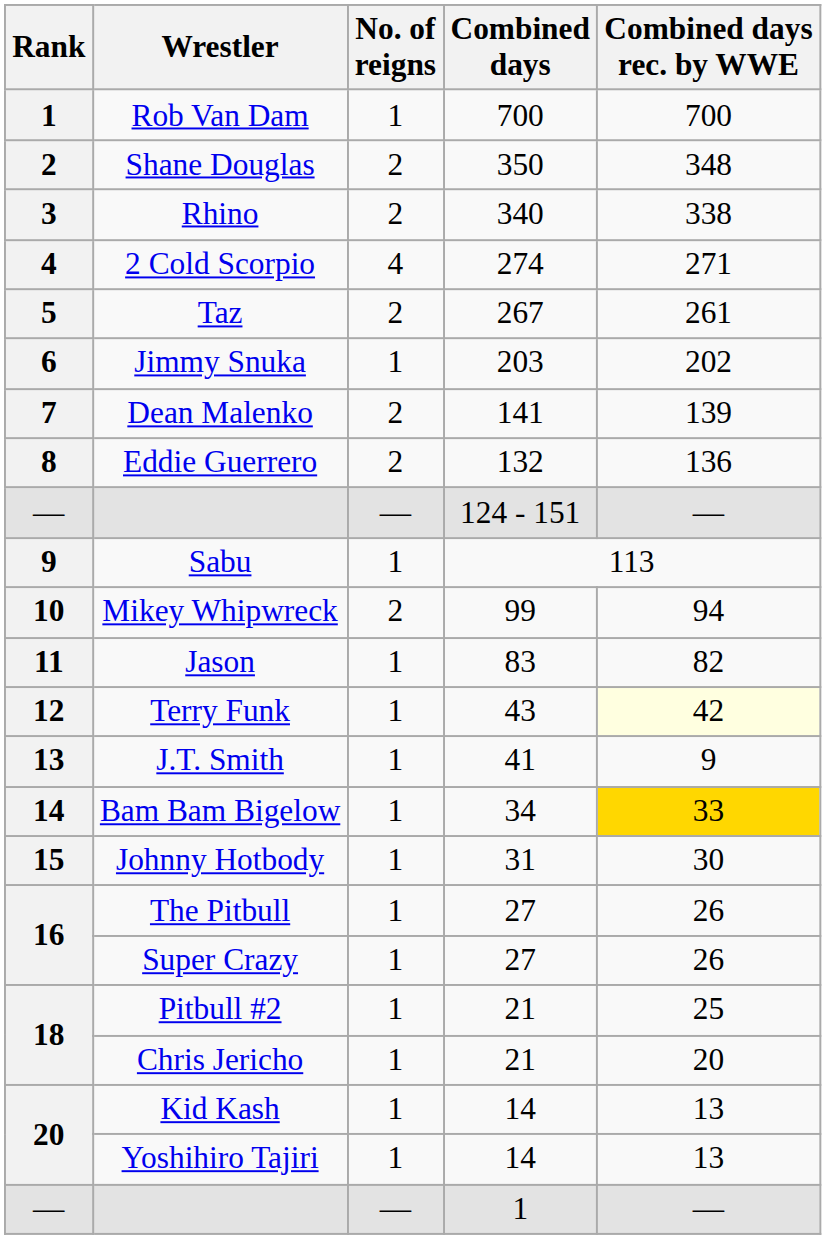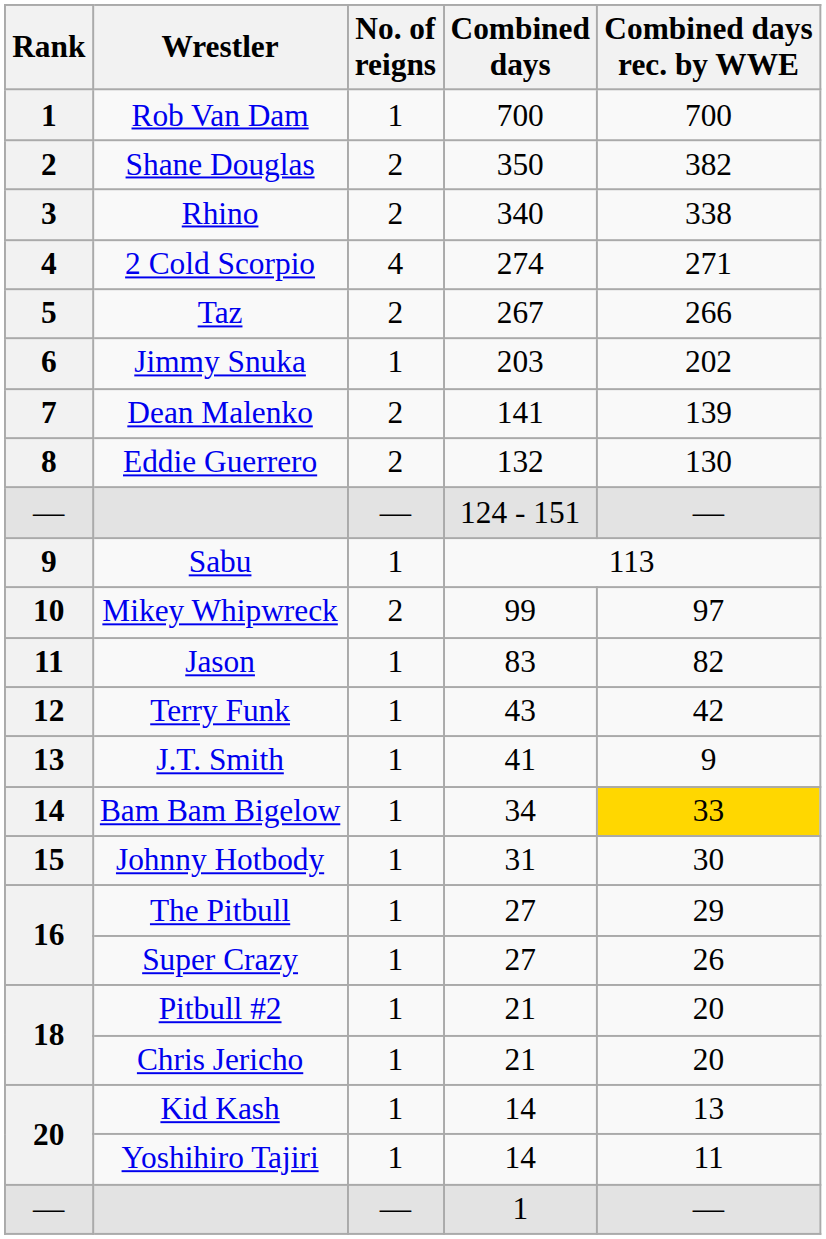(708, 164) 348 -> (708, 164) 382
(708, 313) 261 -> (708, 313) 266
(708, 462) 136 -> (708, 462) 130
(708, 611) 94 -> (708, 611) 97
(708, 711) lightyellow background -> (708, 711) no background
(708, 910) 26 -> (708, 910) 29
(708, 1009) 25 -> (708, 1009) 20
(708, 1158) 13 -> (708, 1158) 11
